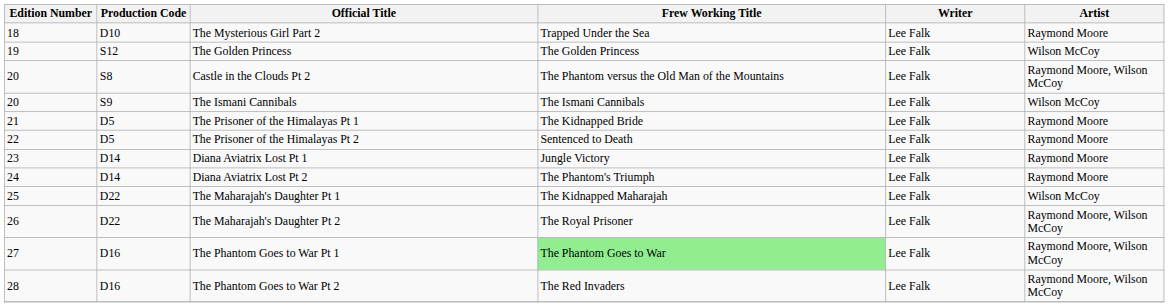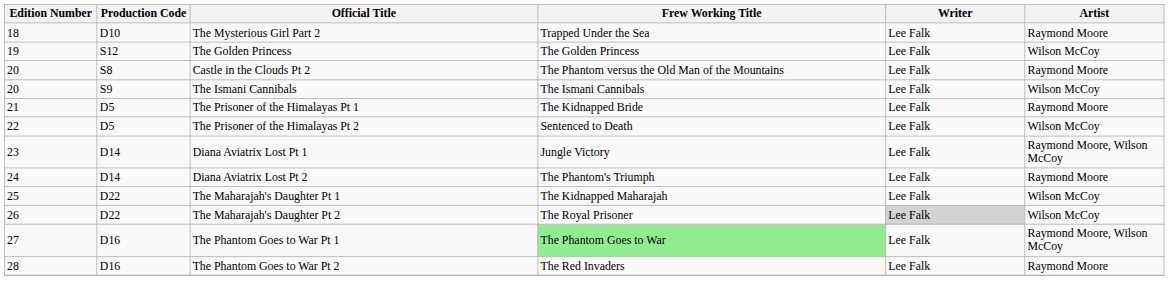(1088, 76) Raymond Moore, Wilson McCoy -> (1068, 70) Raymond Moore
(1068, 139) Raymond Moore -> (1064, 126) Wilson McCoy
(1068, 158) Raymond Moore -> (1088, 151) Raymond Moore, Wilson McCoy
(909, 221) no background -> (909, 214) lightgrey background
(1088, 221) Raymond Moore, Wilson McCoy -> (1064, 214) Wilson McCoy
(1088, 285) Raymond Moore, Wilson McCoy -> (1068, 265) Raymond Moore
